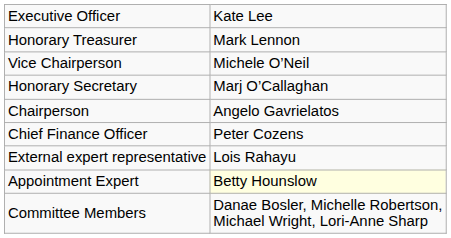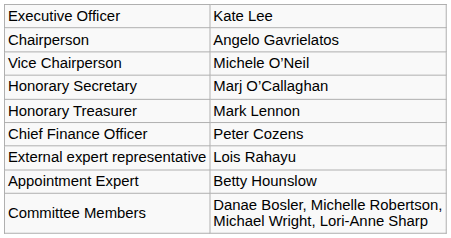rows swapped: (48, 110) <-> (72, 39)
(265, 181) lightyellow background -> (265, 181) no background
